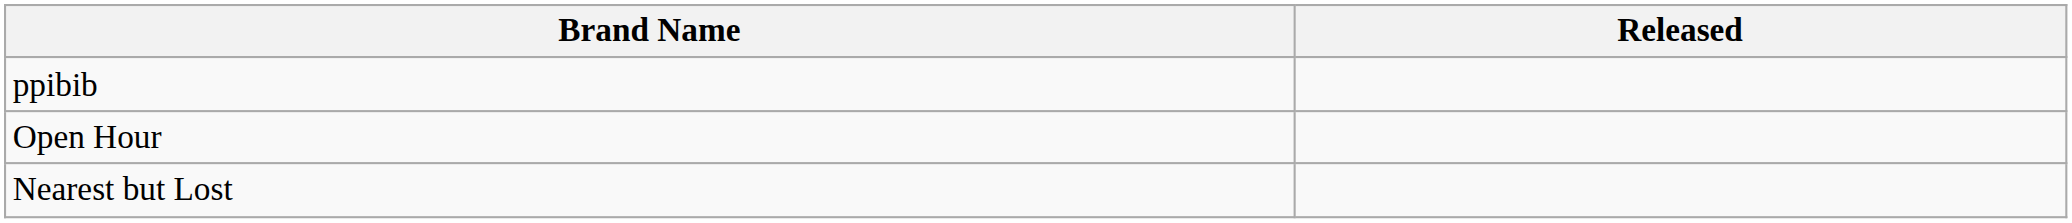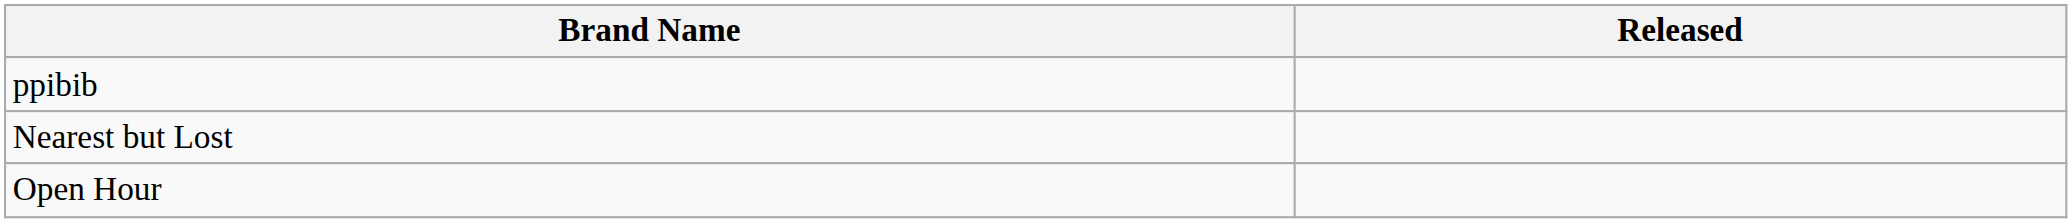rows swapped: (123, 189) <-> (87, 136)
